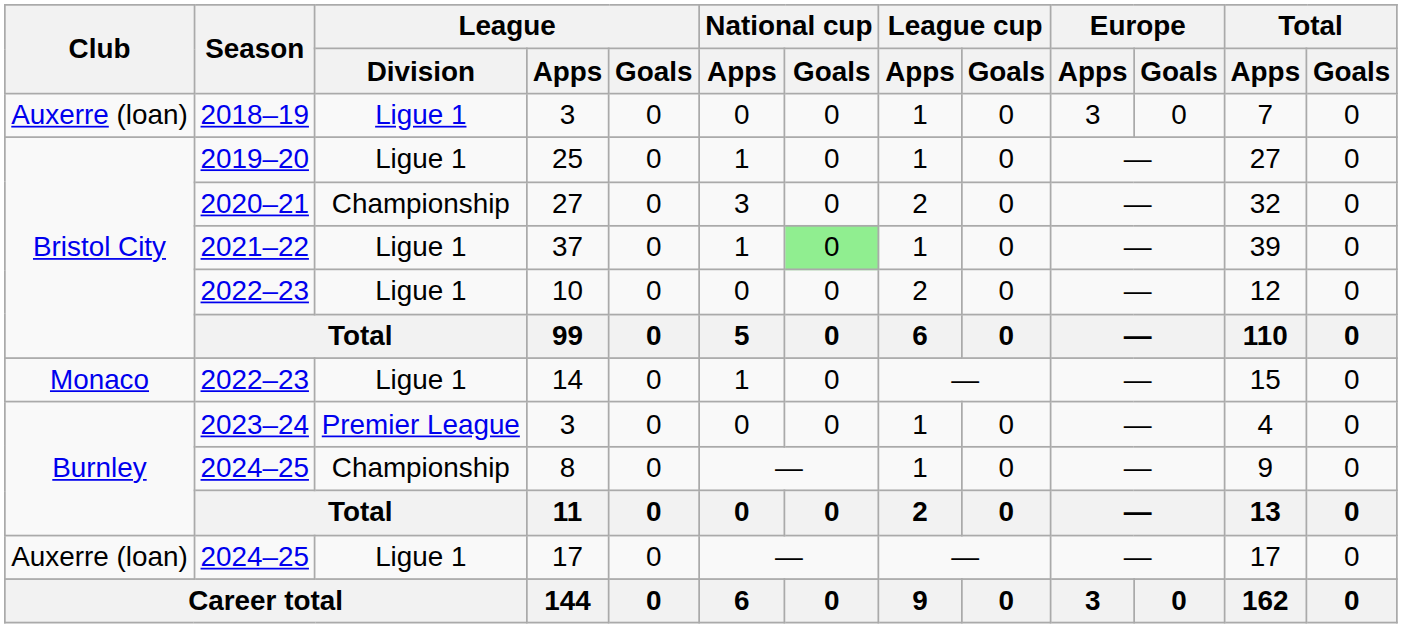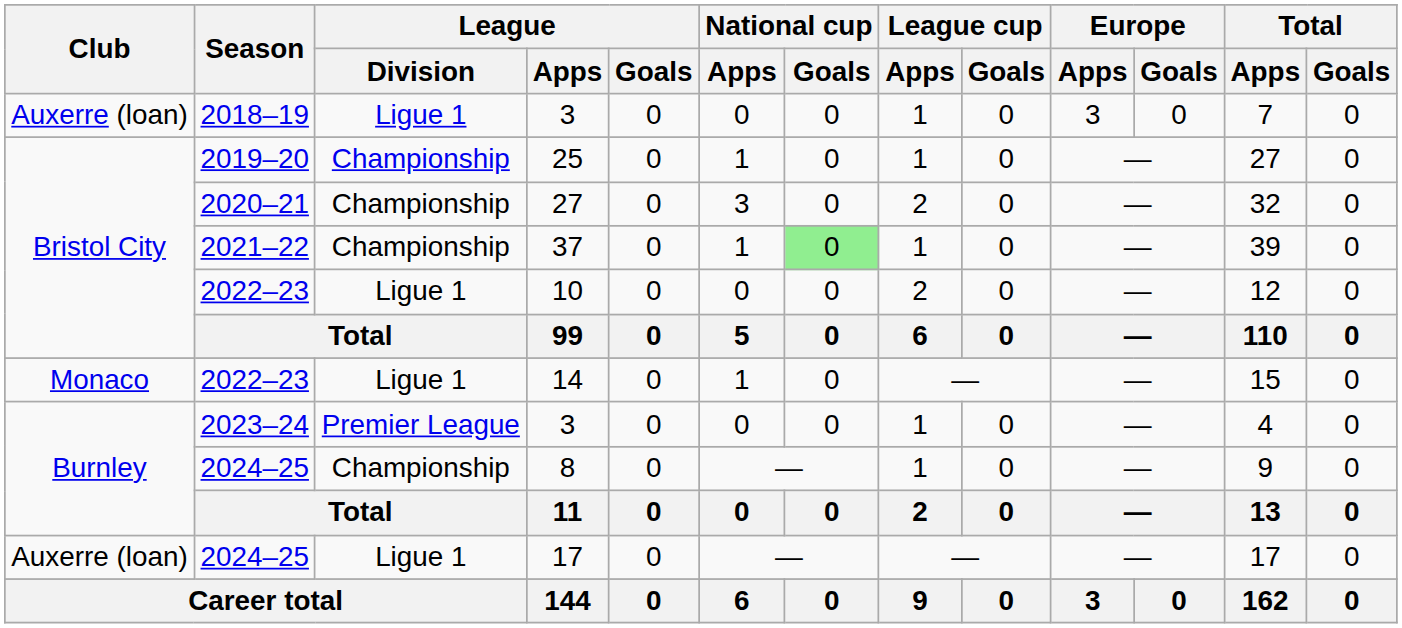(421, 159) Ligue 1 -> (421, 159) Championship
(421, 247) Ligue 1 -> (421, 247) Championship
